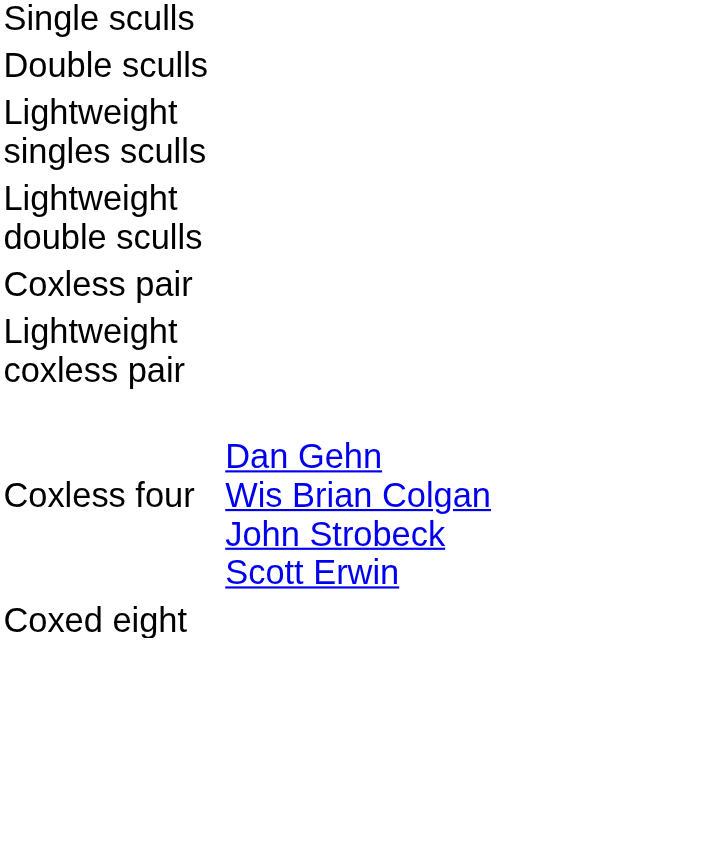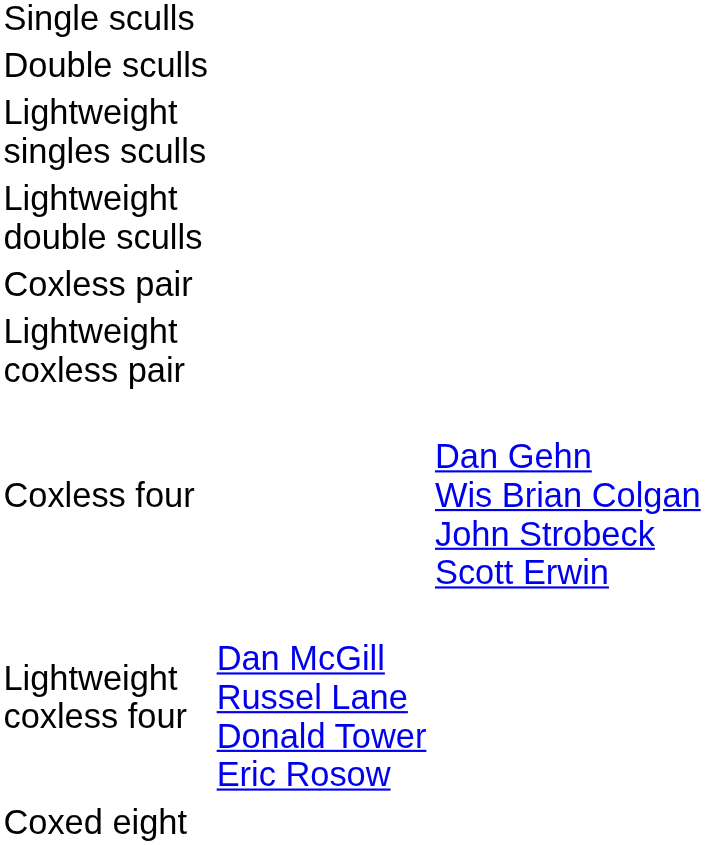+ row: (95, 697)
